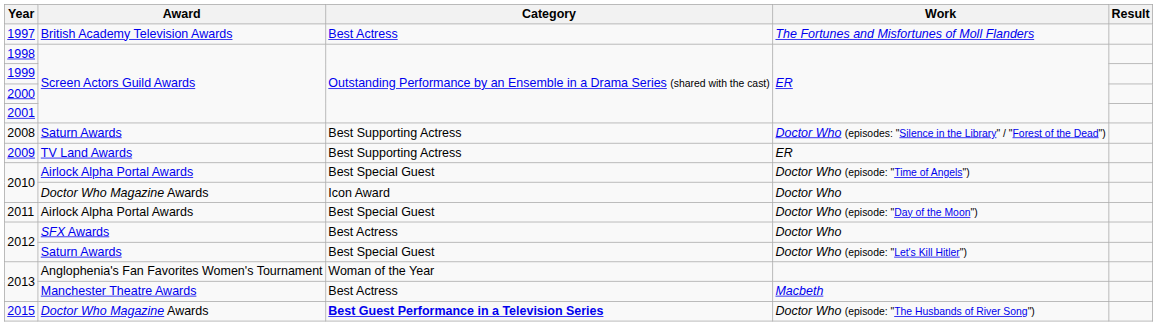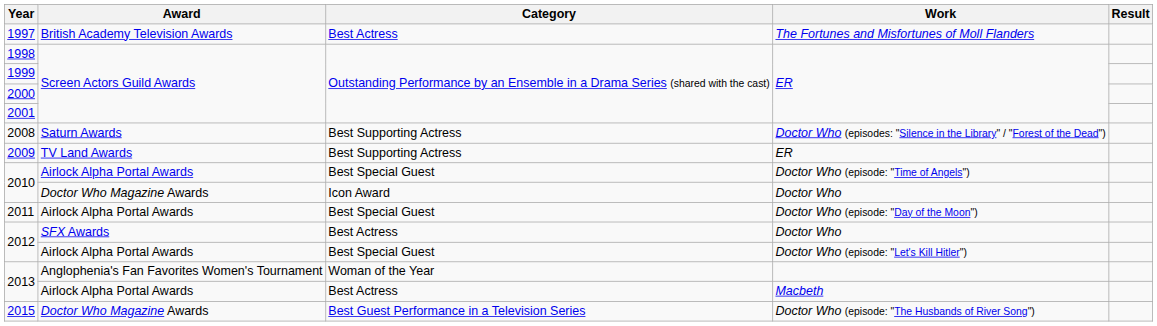(81, 251) Saturn Awards -> (117, 251) Airlock Alpha Portal Awards
(119, 291) Manchester Theatre Awards -> (117, 291) Airlock Alpha Portal Awards
(466, 311) bold -> (457, 311) normal
